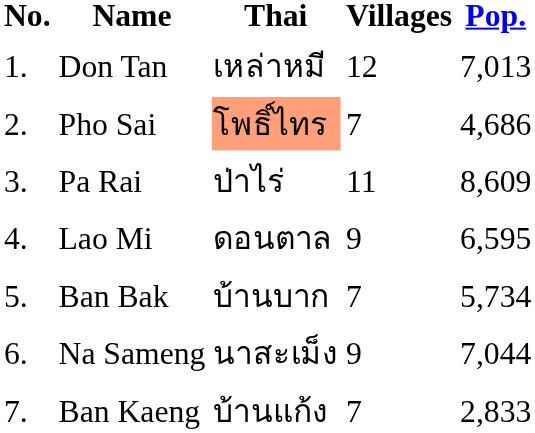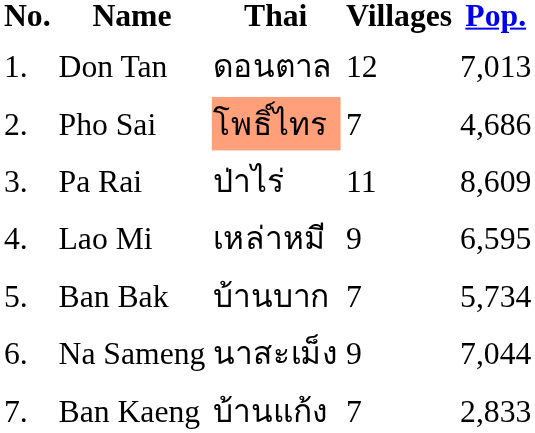(270, 66) เหล่าหมี -> (273, 66) ดอนตาล
(273, 239) ดอนตาล -> (270, 239) เหล่าหมี
